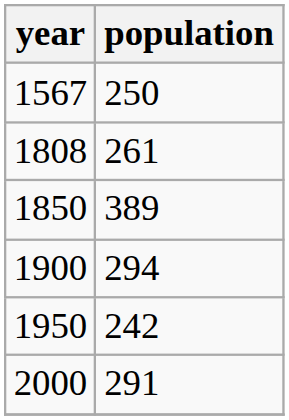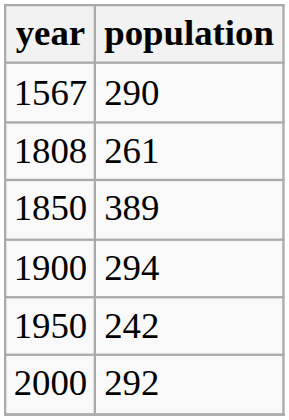(132, 92) 250 -> (132, 92) 290
(132, 383) 291 -> (132, 383) 292
